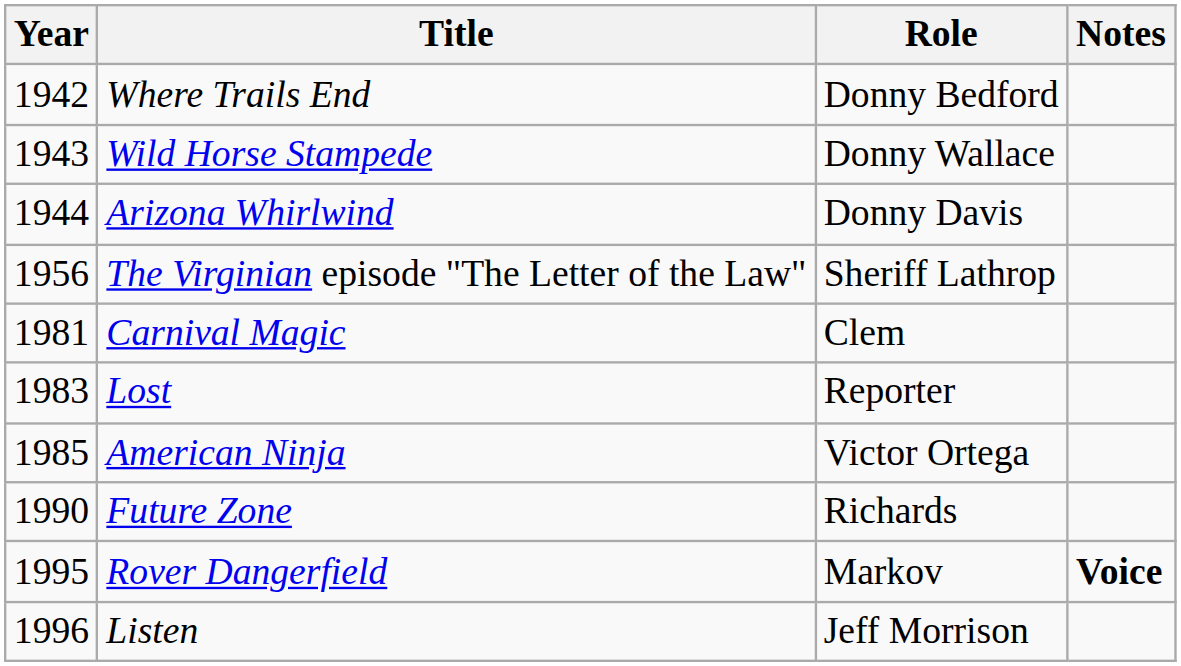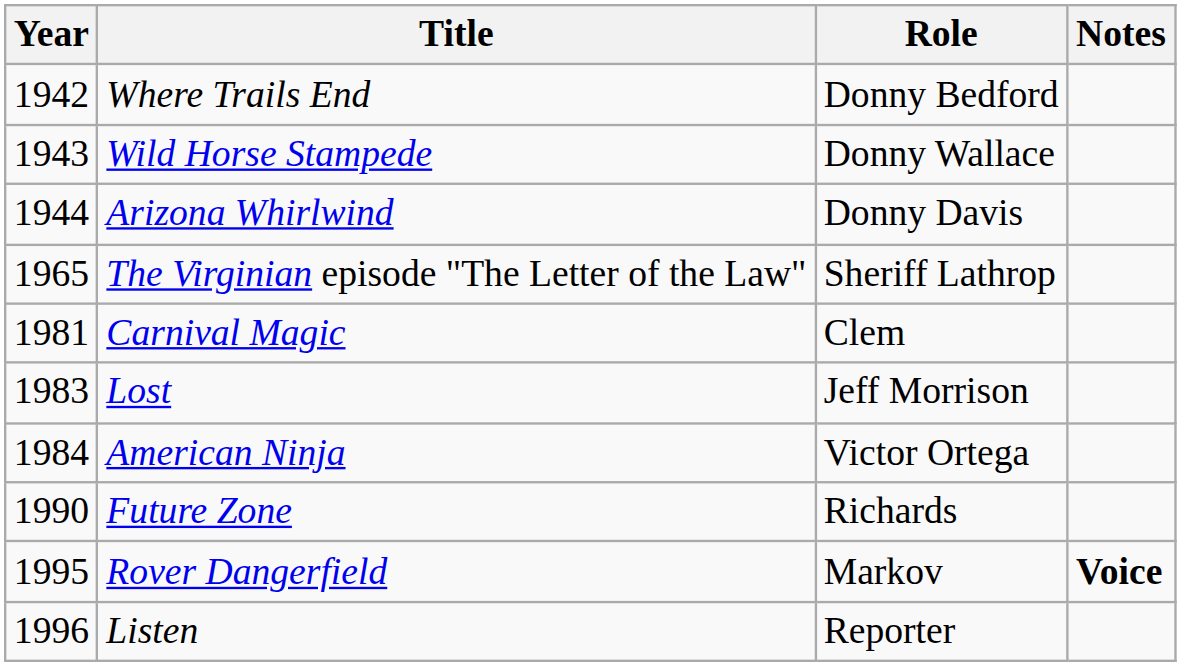(51, 272) 1956 -> (51, 272) 1965
(889, 392) Reporter -> (926, 392) Jeff Morrison
(51, 451) 1985 -> (51, 451) 1984
(926, 630) Jeff Morrison -> (889, 630) Reporter
